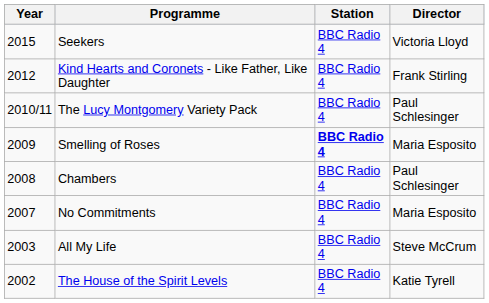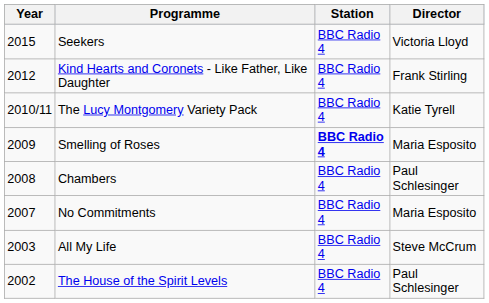(426, 110) Paul Schlesinger -> (424, 110) Katie Tyrell
(424, 281) Katie Tyrell -> (426, 281) Paul Schlesinger
